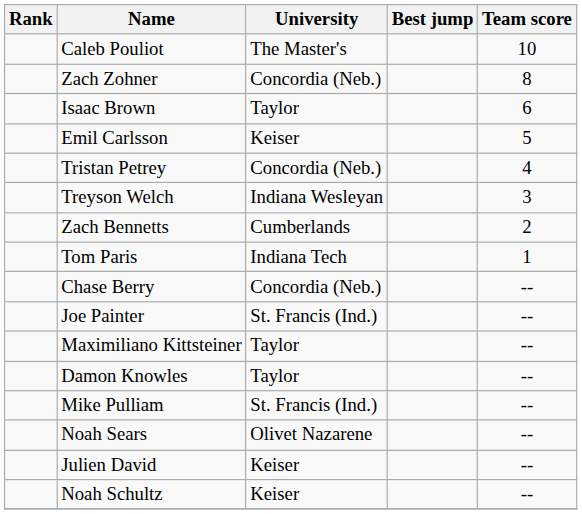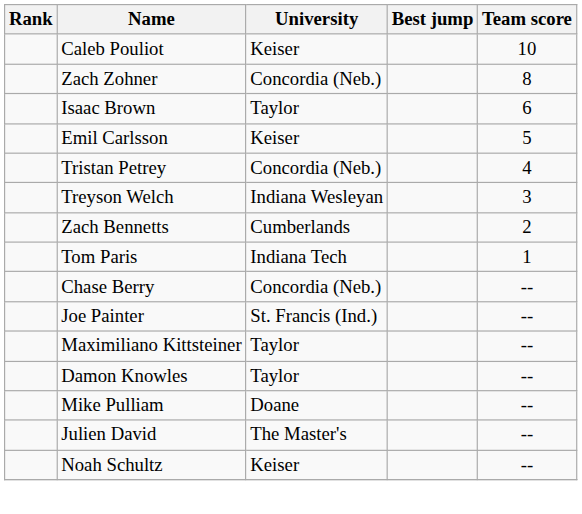(299, 49) The Master's -> (275, 49) Keiser
(314, 405) St. Francis (Ind.) -> (275, 405) Doane
- row: (104, 434)
(275, 464) Keiser -> (299, 434) The Master's
